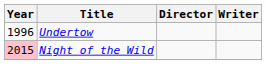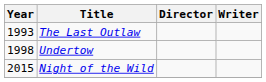+ row: (90, 32)
(21, 32) 1996 -> (21, 50) 1998
(21, 50) pink background -> (21, 68) no background
